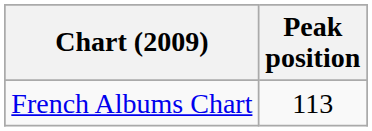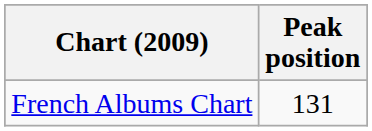(313, 102) 113 -> (313, 102) 131
